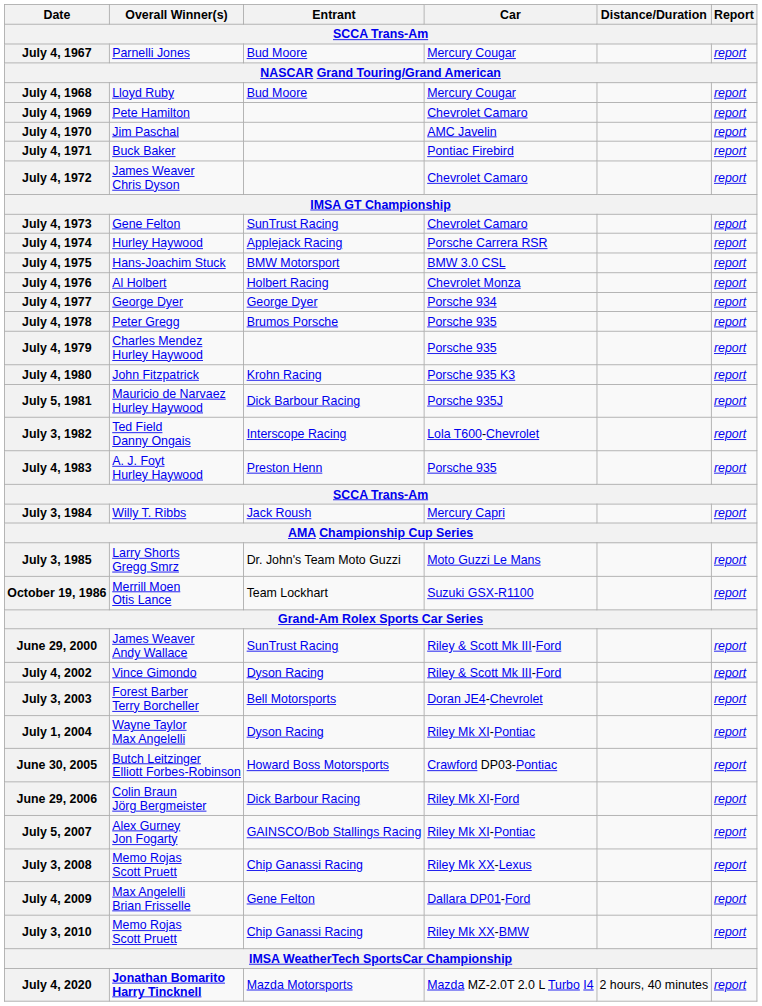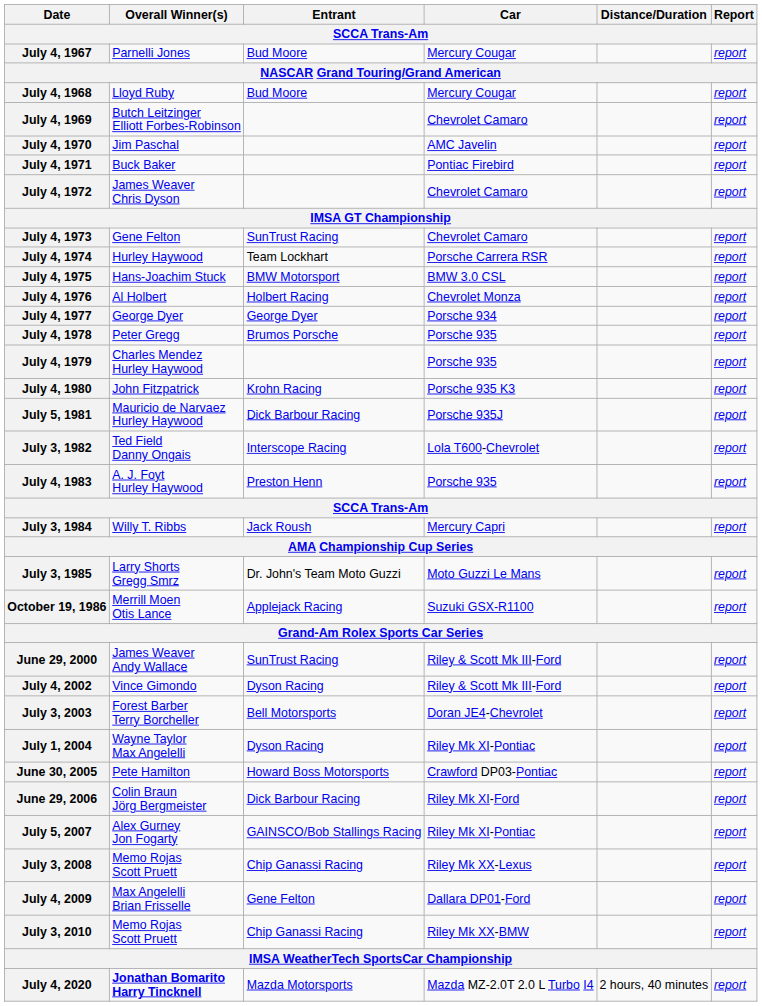(151, 112) Pete Hamilton -> (177, 119) Butch Leitzinger Elliott Forbes-Robinson
(294, 244) Applejack Racing -> (287, 257) Team Lockhart
(287, 593) Team Lockhart -> (294, 607) Applejack Racing
(177, 766) Butch Leitzinger Elliott Forbes-Robinson -> (151, 772) Pete Hamilton
